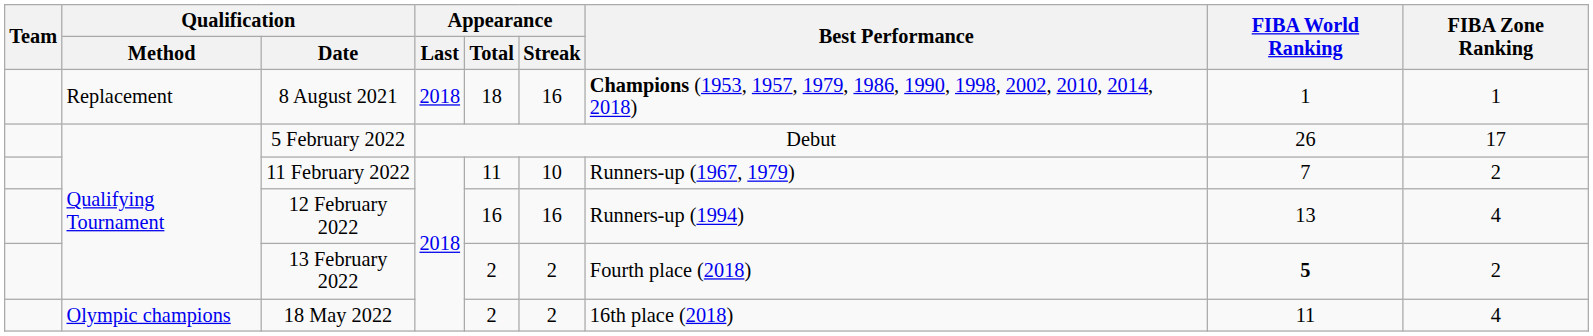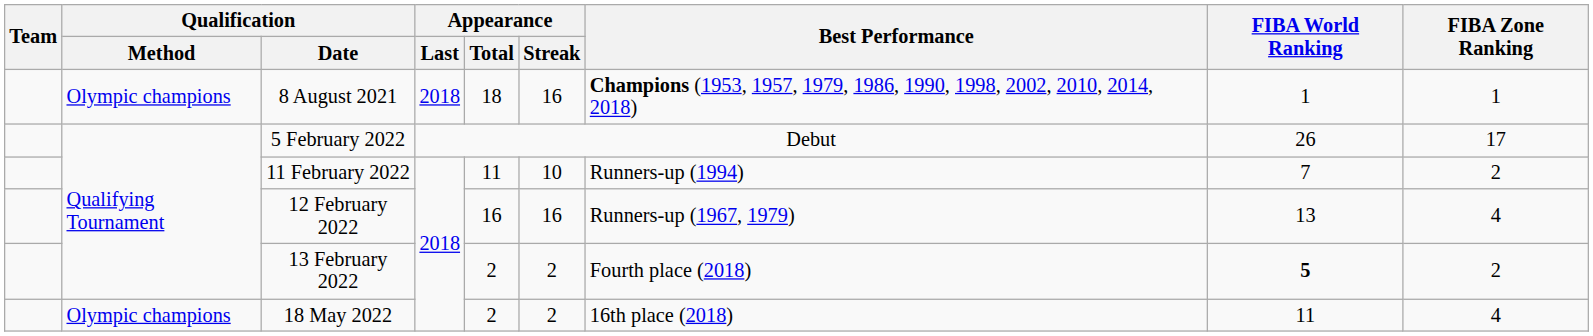(120, 96) Replacement -> (149, 96) Olympic champions
(692, 172) Runners-up (1967, 1979) -> (667, 172) Runners-up (1994)
(667, 216) Runners-up (1994) -> (692, 216) Runners-up (1967, 1979)
